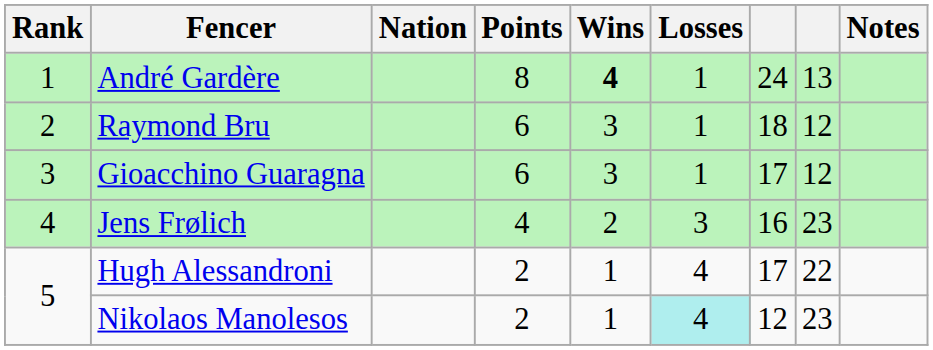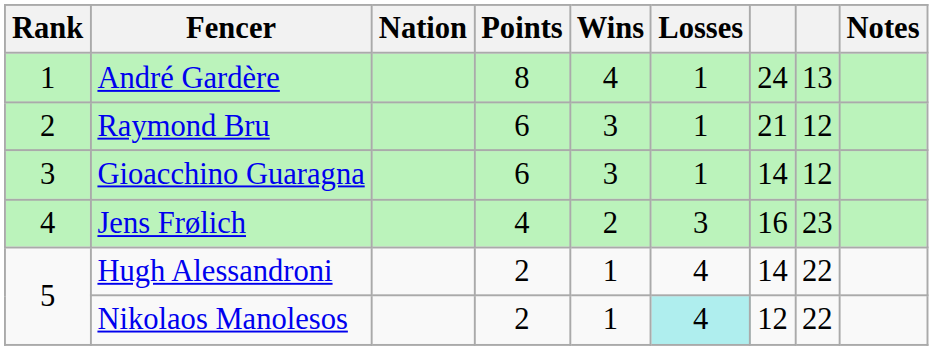(610, 77) bold -> (610, 77) normal
(773, 125) 18 -> (773, 125) 21
(773, 174) 17 -> (773, 174) 14
(773, 271) 17 -> (773, 271) 14
(817, 319) 23 -> (817, 319) 22
